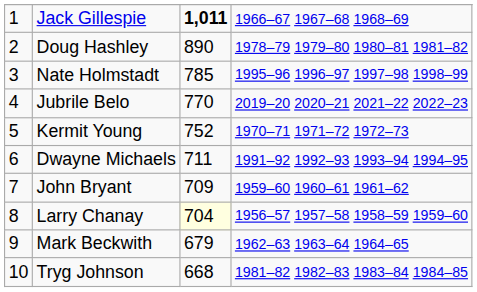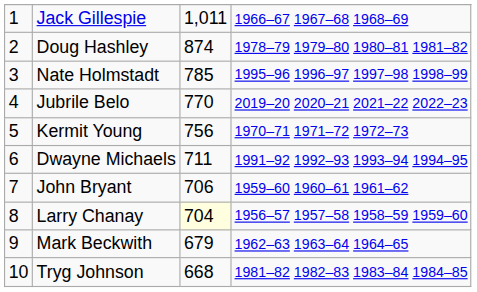(206, 18) bold -> (206, 18) normal
(199, 46) 890 -> (199, 46) 874
(199, 131) 752 -> (199, 131) 756
(199, 187) 709 -> (199, 187) 706
